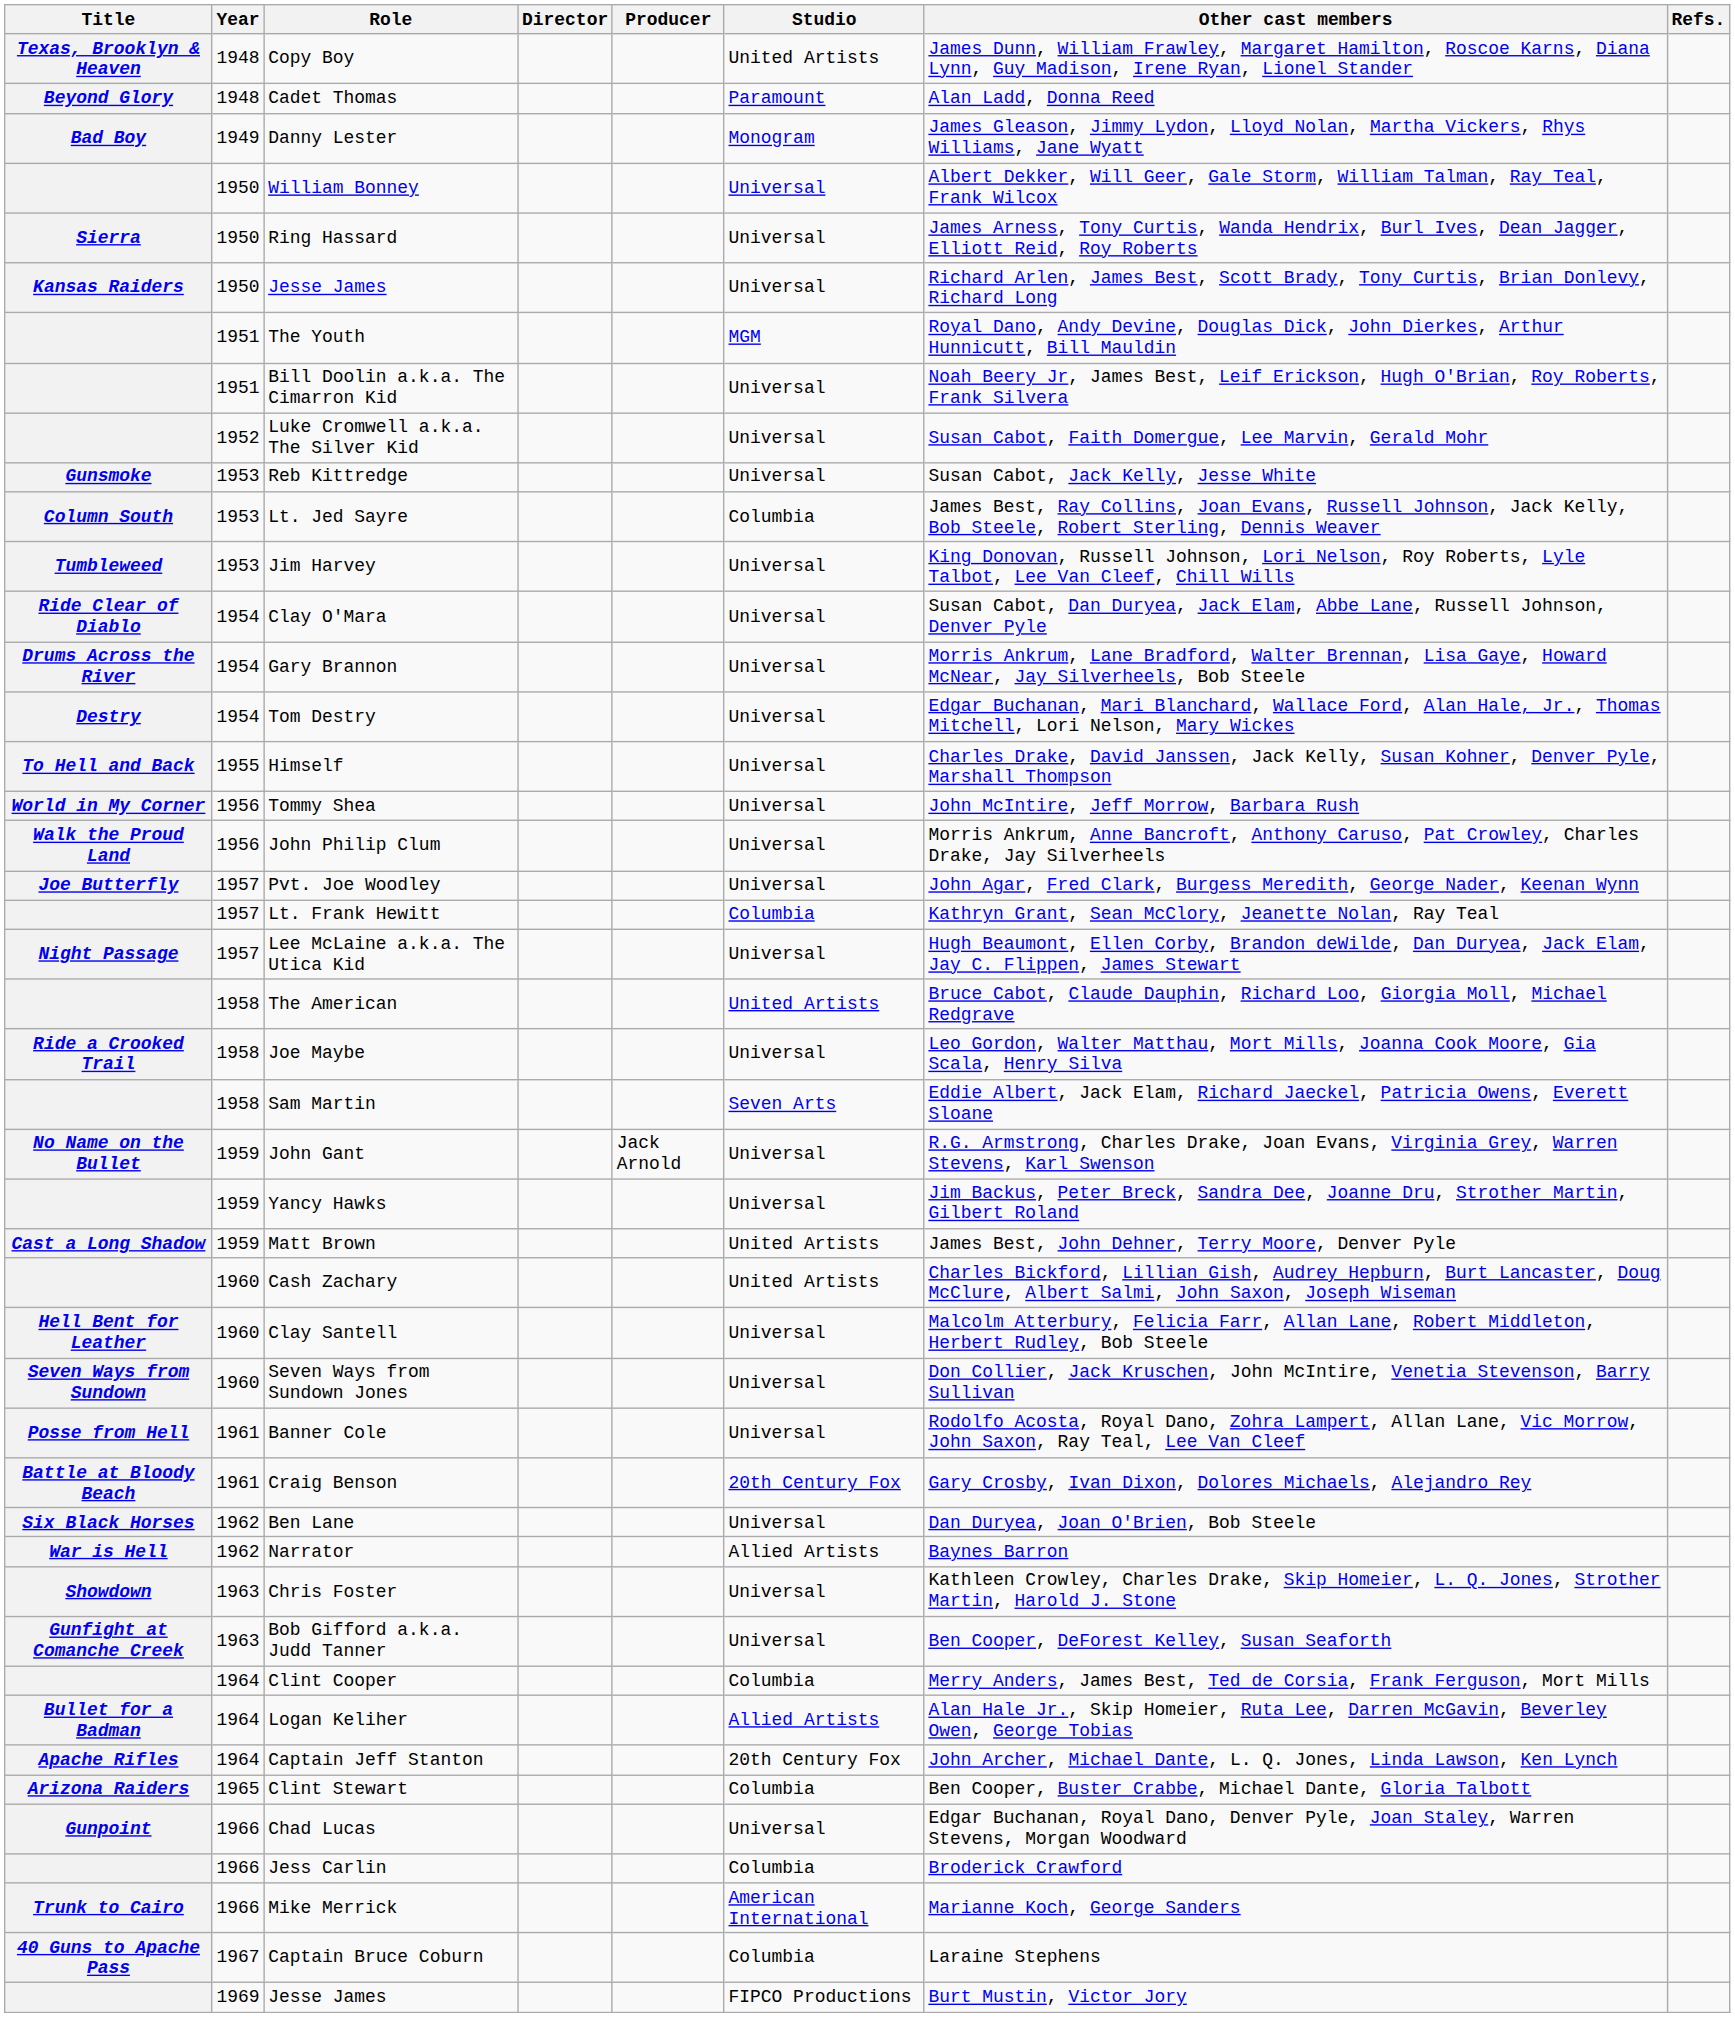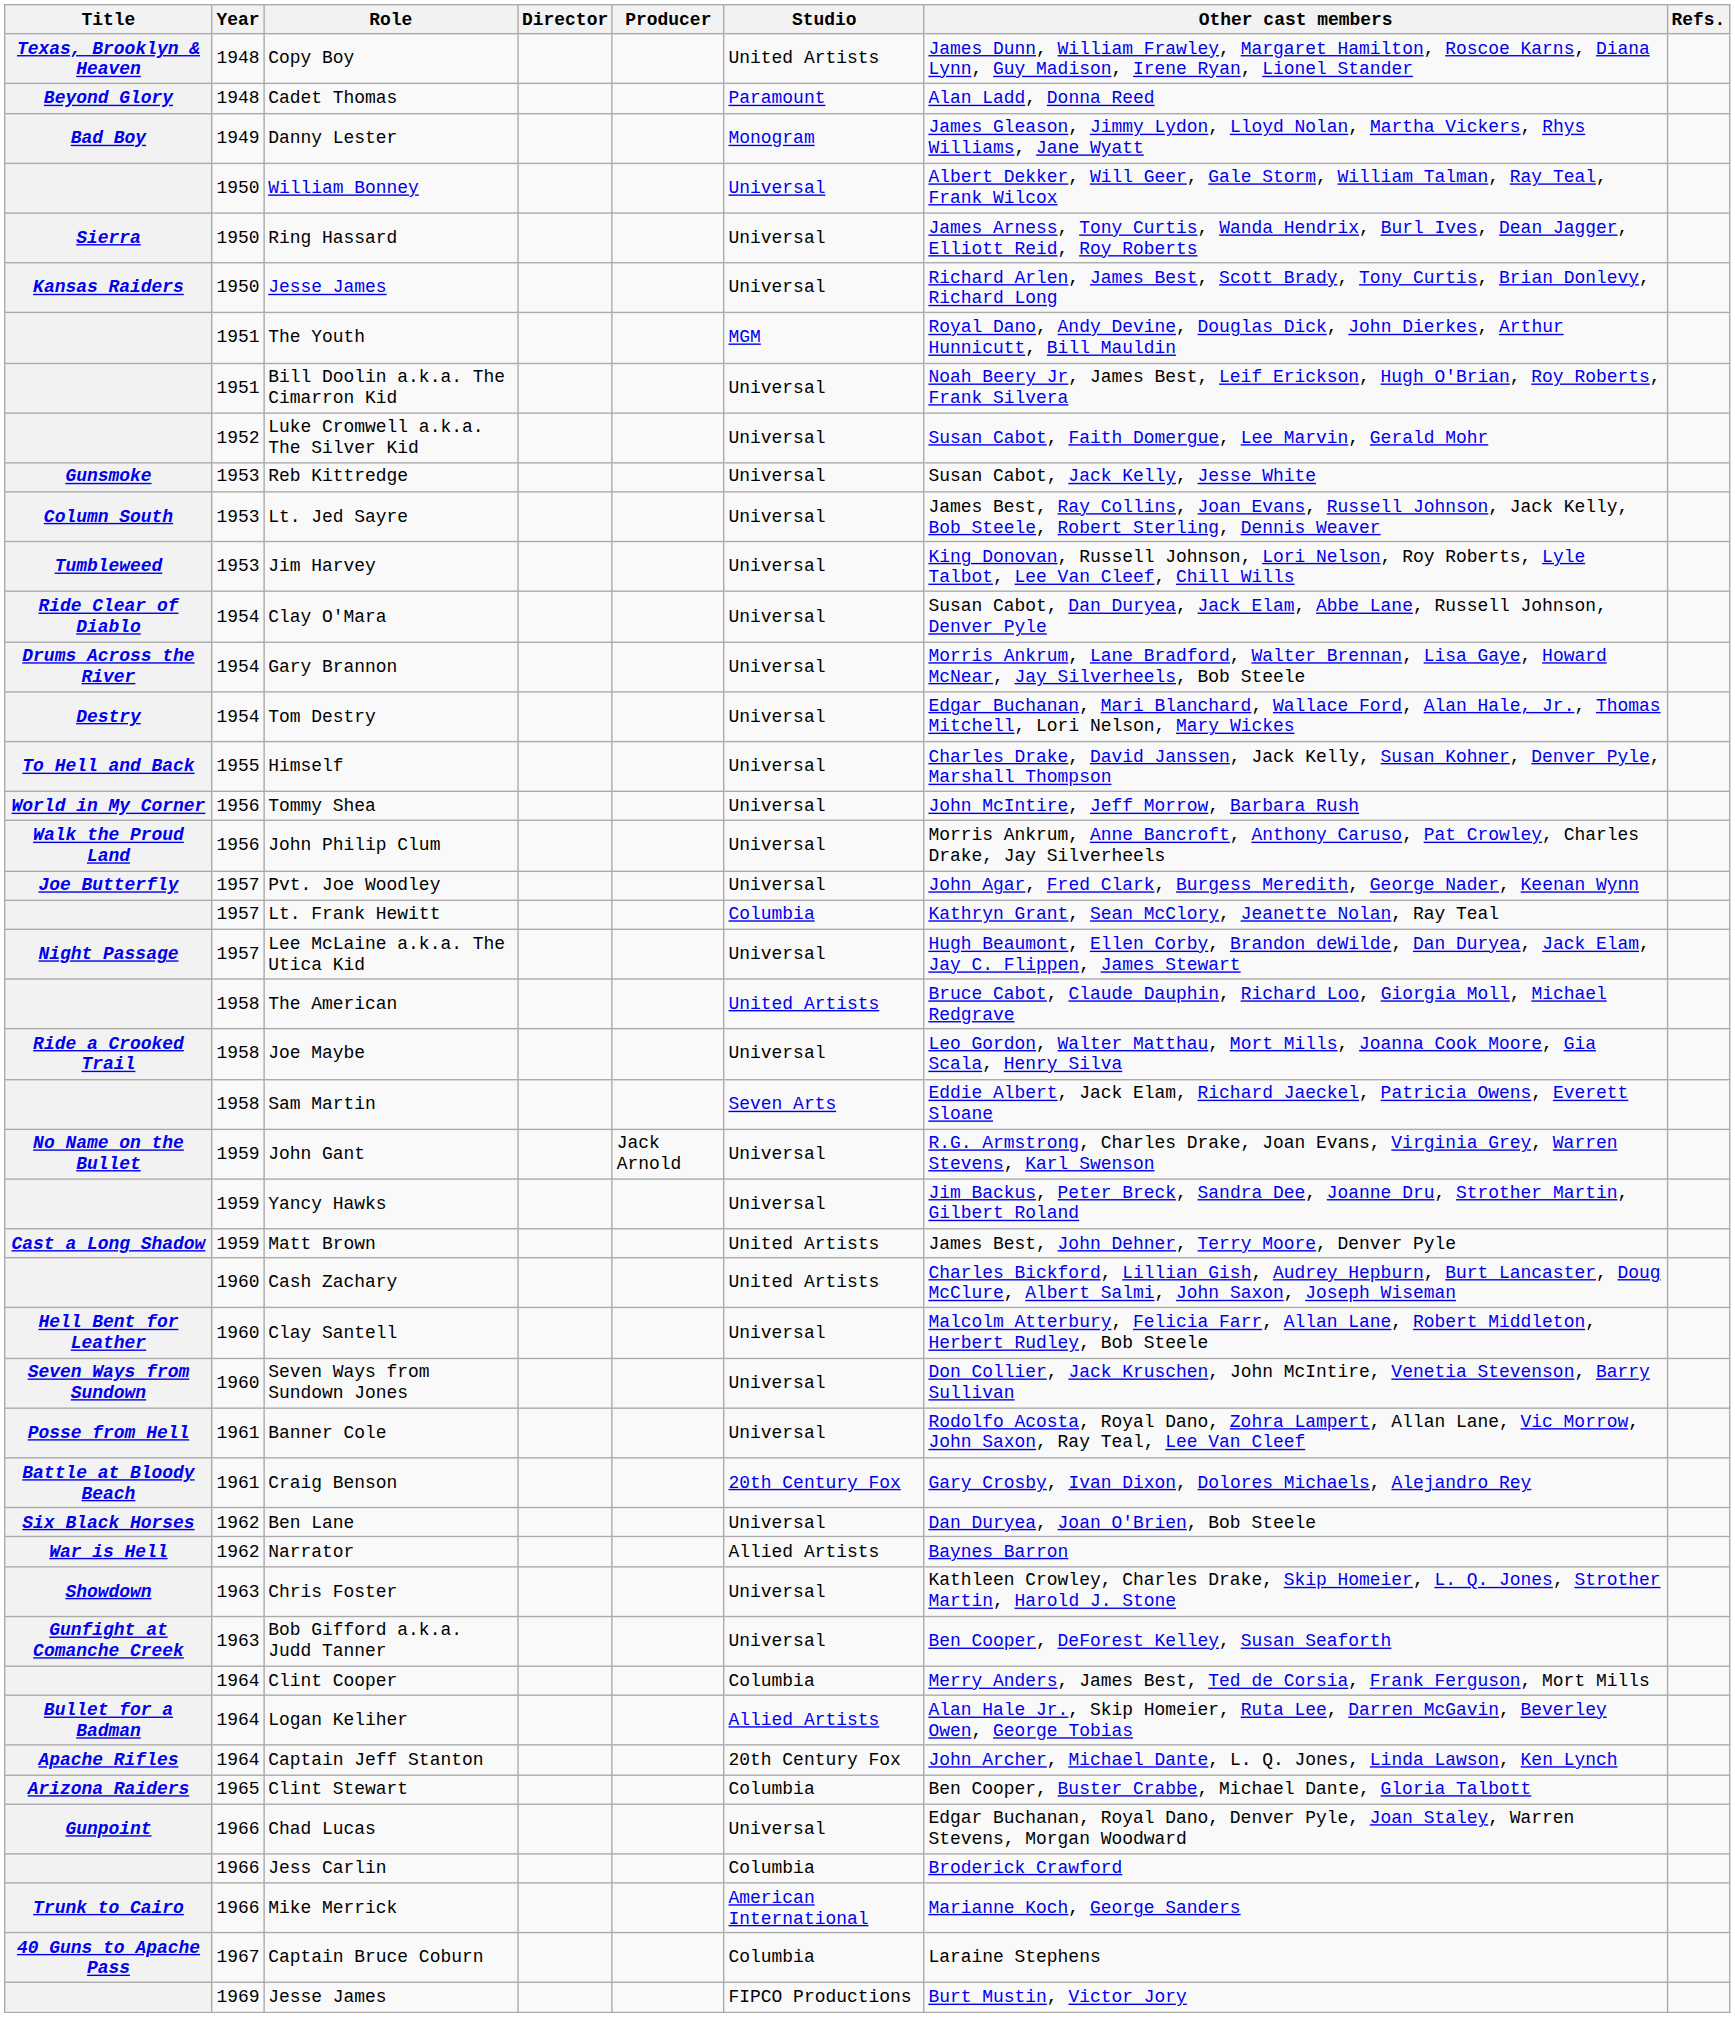(772, 517) Columbia -> (777, 517) Universal
